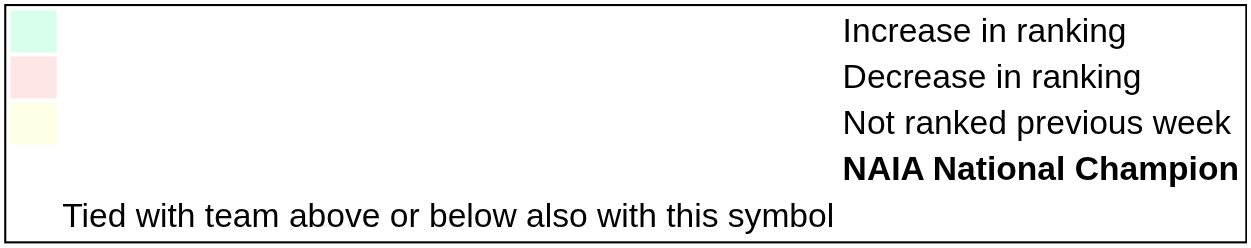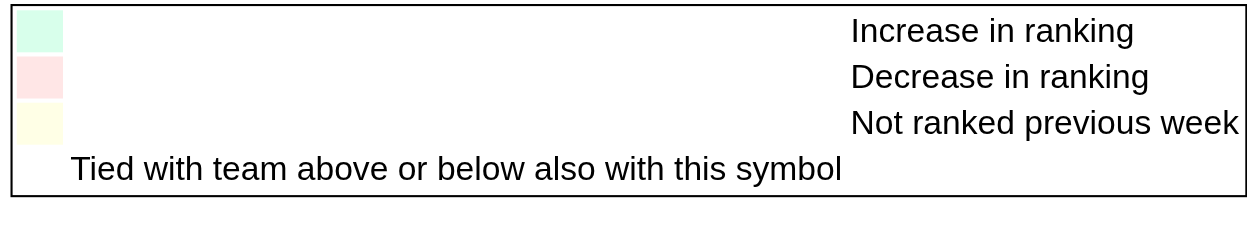- row: (1041, 169)
